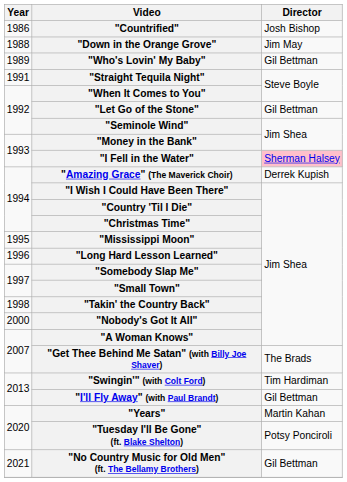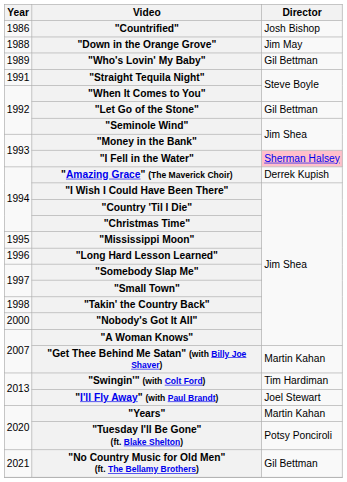(288, 359) The Brads -> (295, 359) Martin Kahan
(291, 397) Gil Bettman -> (292, 397) Joel Stewart
